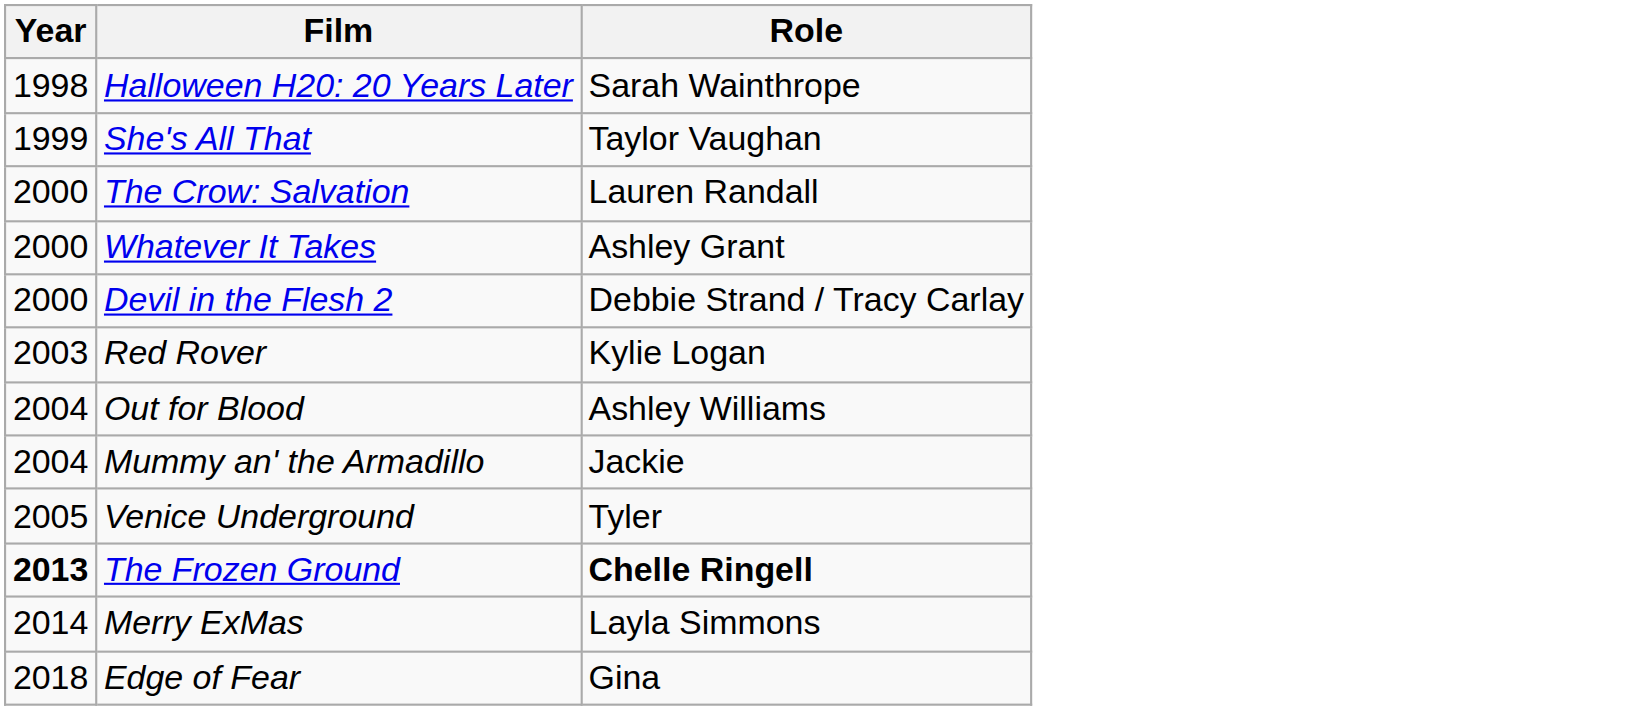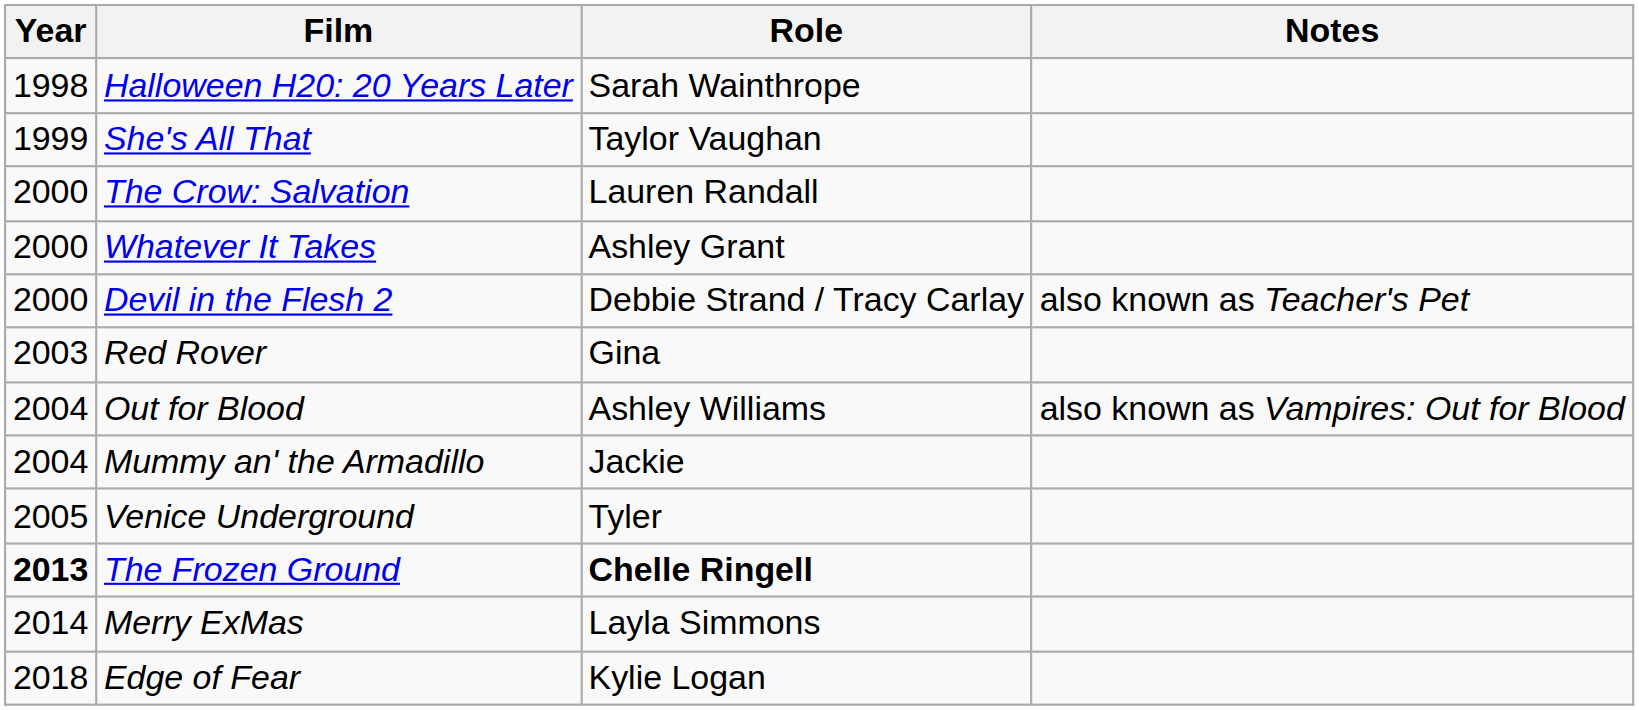+ column: (1332, 31)
(677, 354) Kylie Logan -> (624, 354) Gina
(624, 676) Gina -> (677, 676) Kylie Logan
